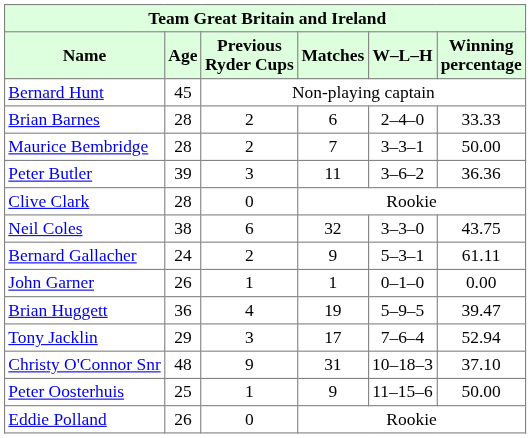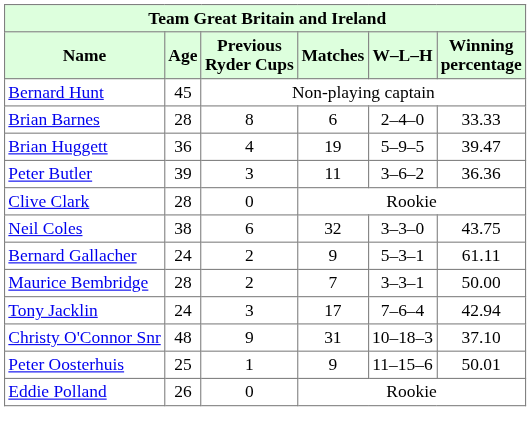(249, 119) 2 -> (249, 119) 8
rows swapped: (78, 146) <-> (58, 310)
- row: (51, 282)
(183, 337) 29 -> (183, 310) 24
(481, 337) 52.94 -> (481, 310) 42.94
(481, 391) 50.00 -> (481, 364) 50.01
